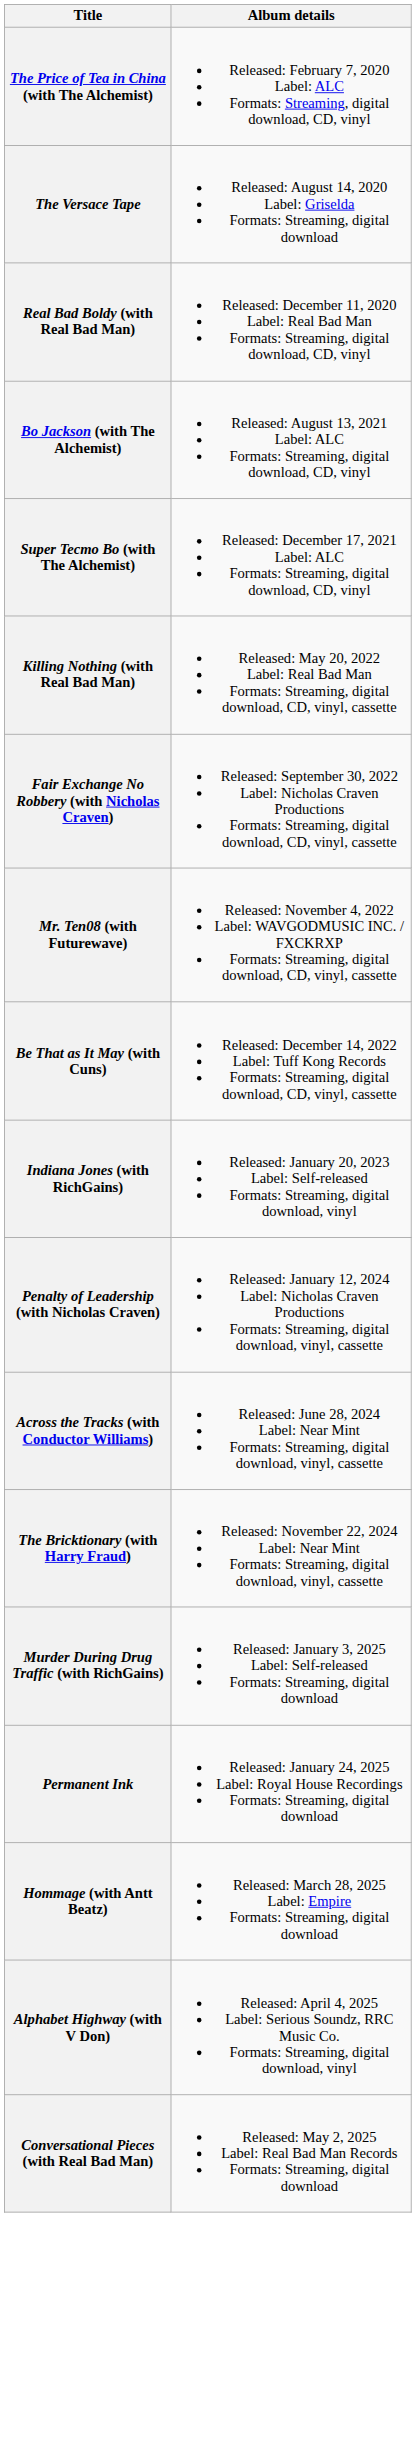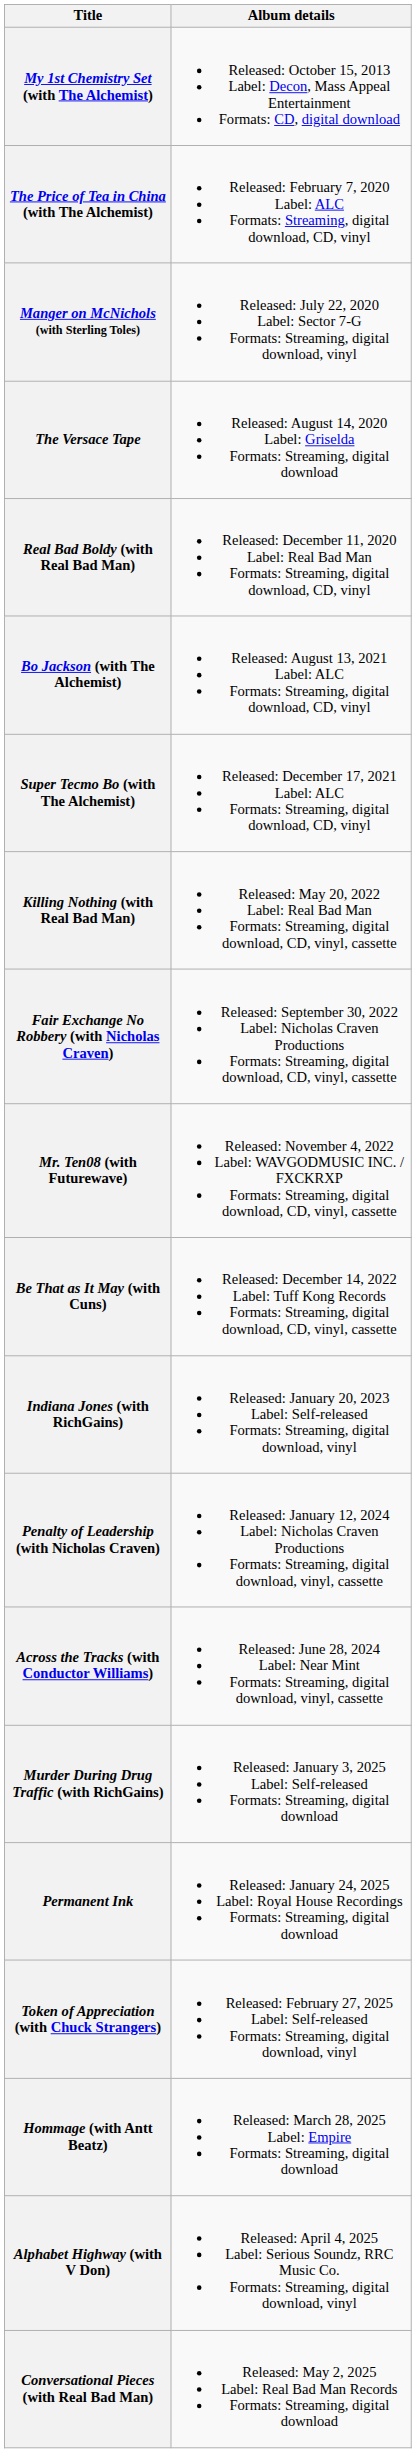+ row: (88, 86)
+ row: (88, 321)
- row: (88, 1548)
+ row: (88, 2019)
